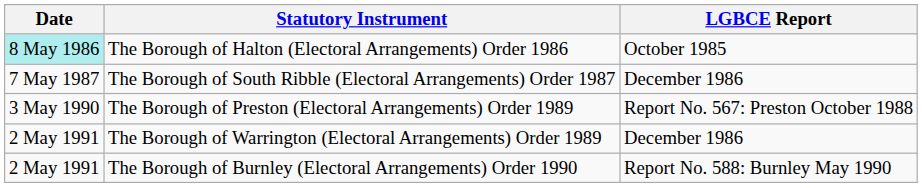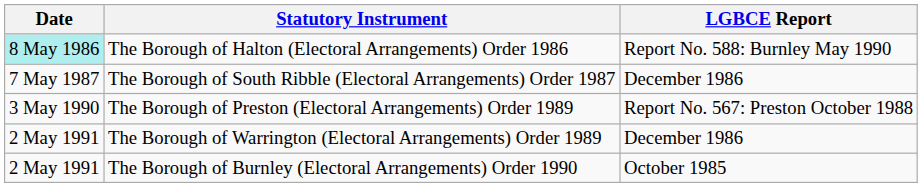(675, 49) October 1985 -> (758, 49) Report No. 588: Burnley May 1990
(758, 167) Report No. 588: Burnley May 1990 -> (675, 167) October 1985
